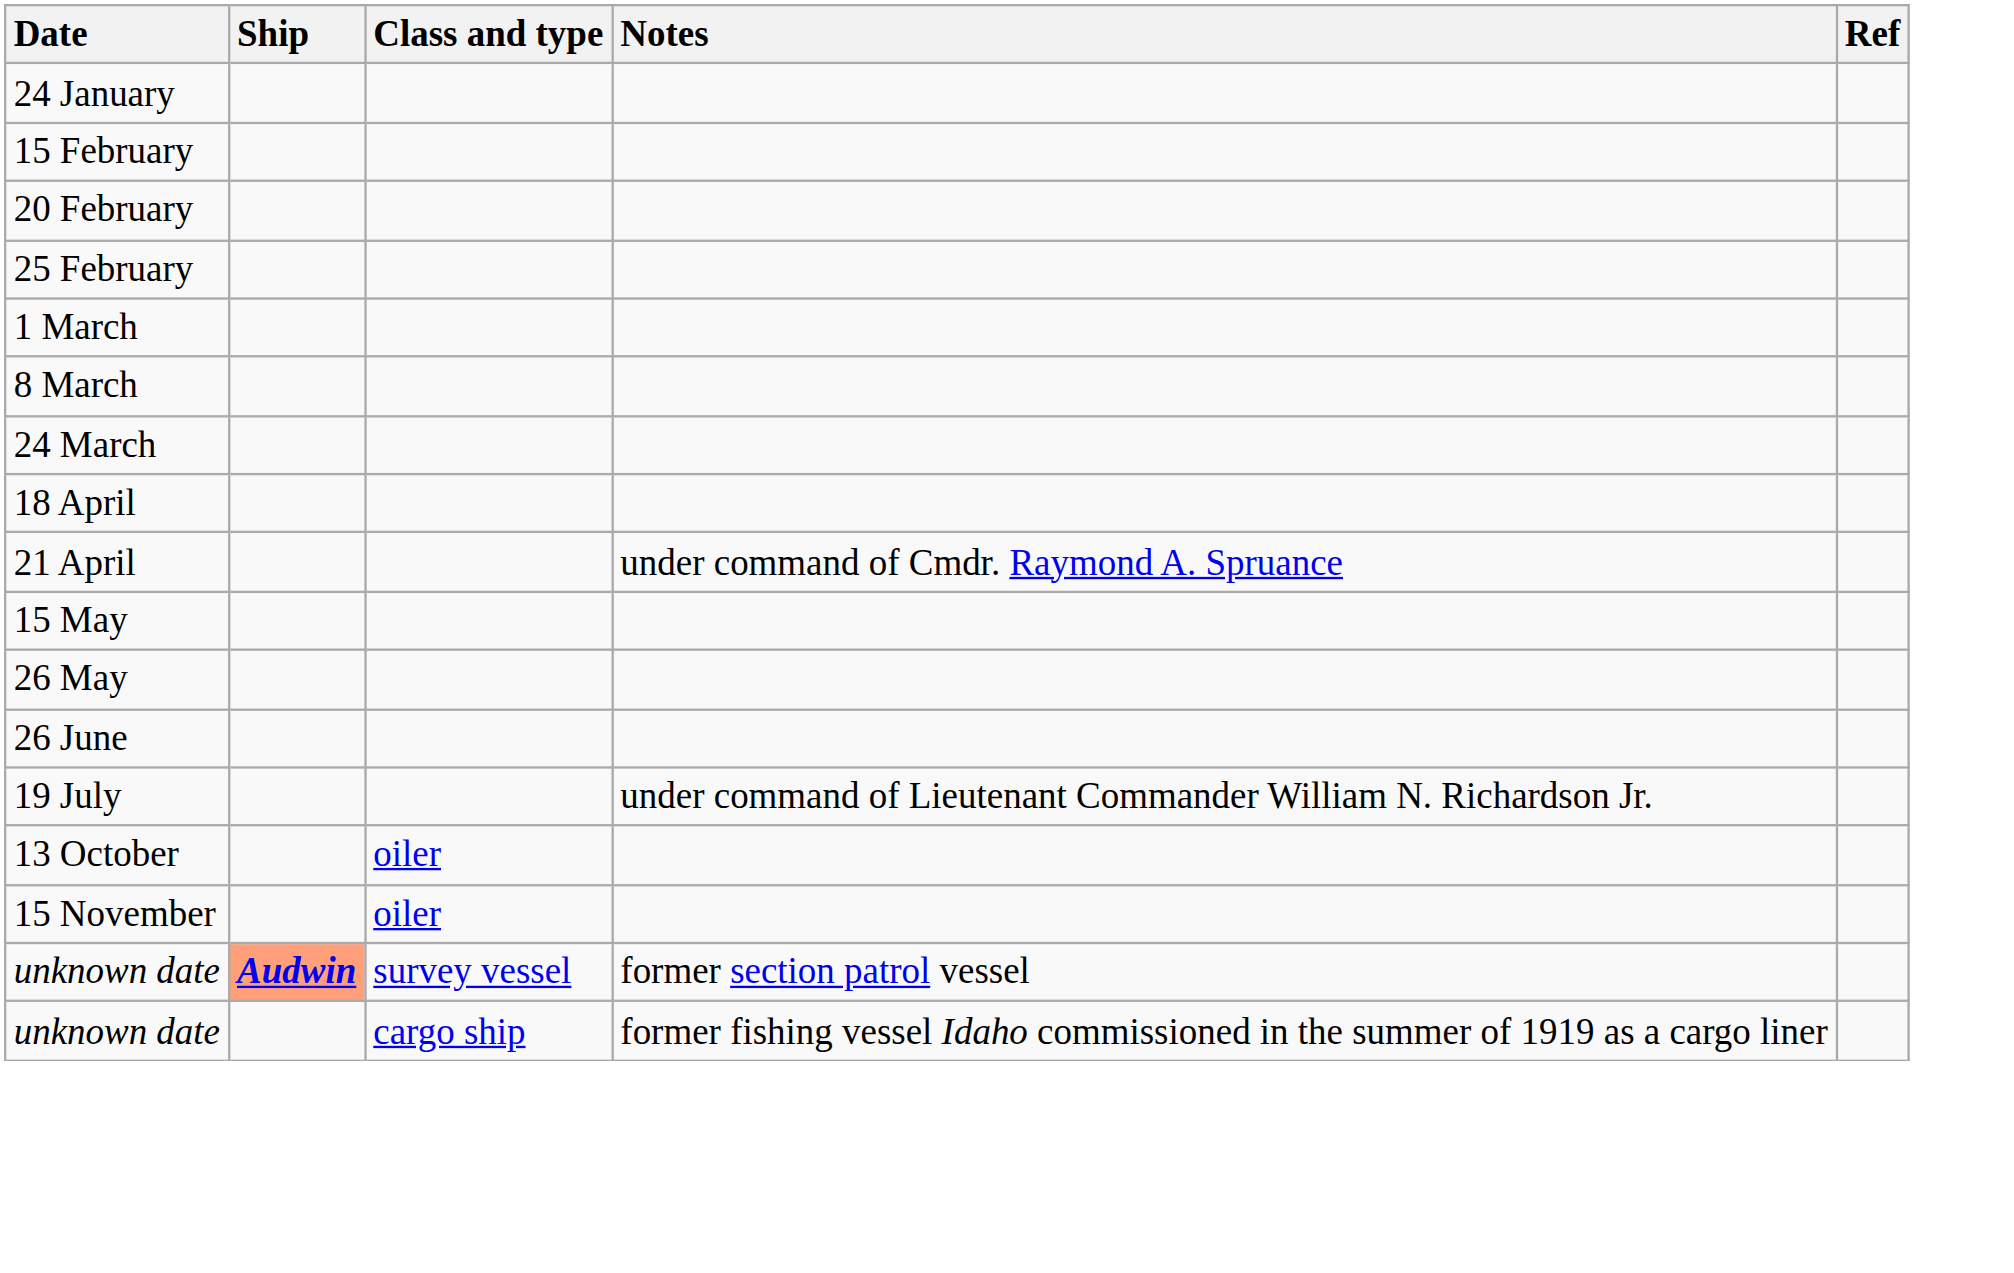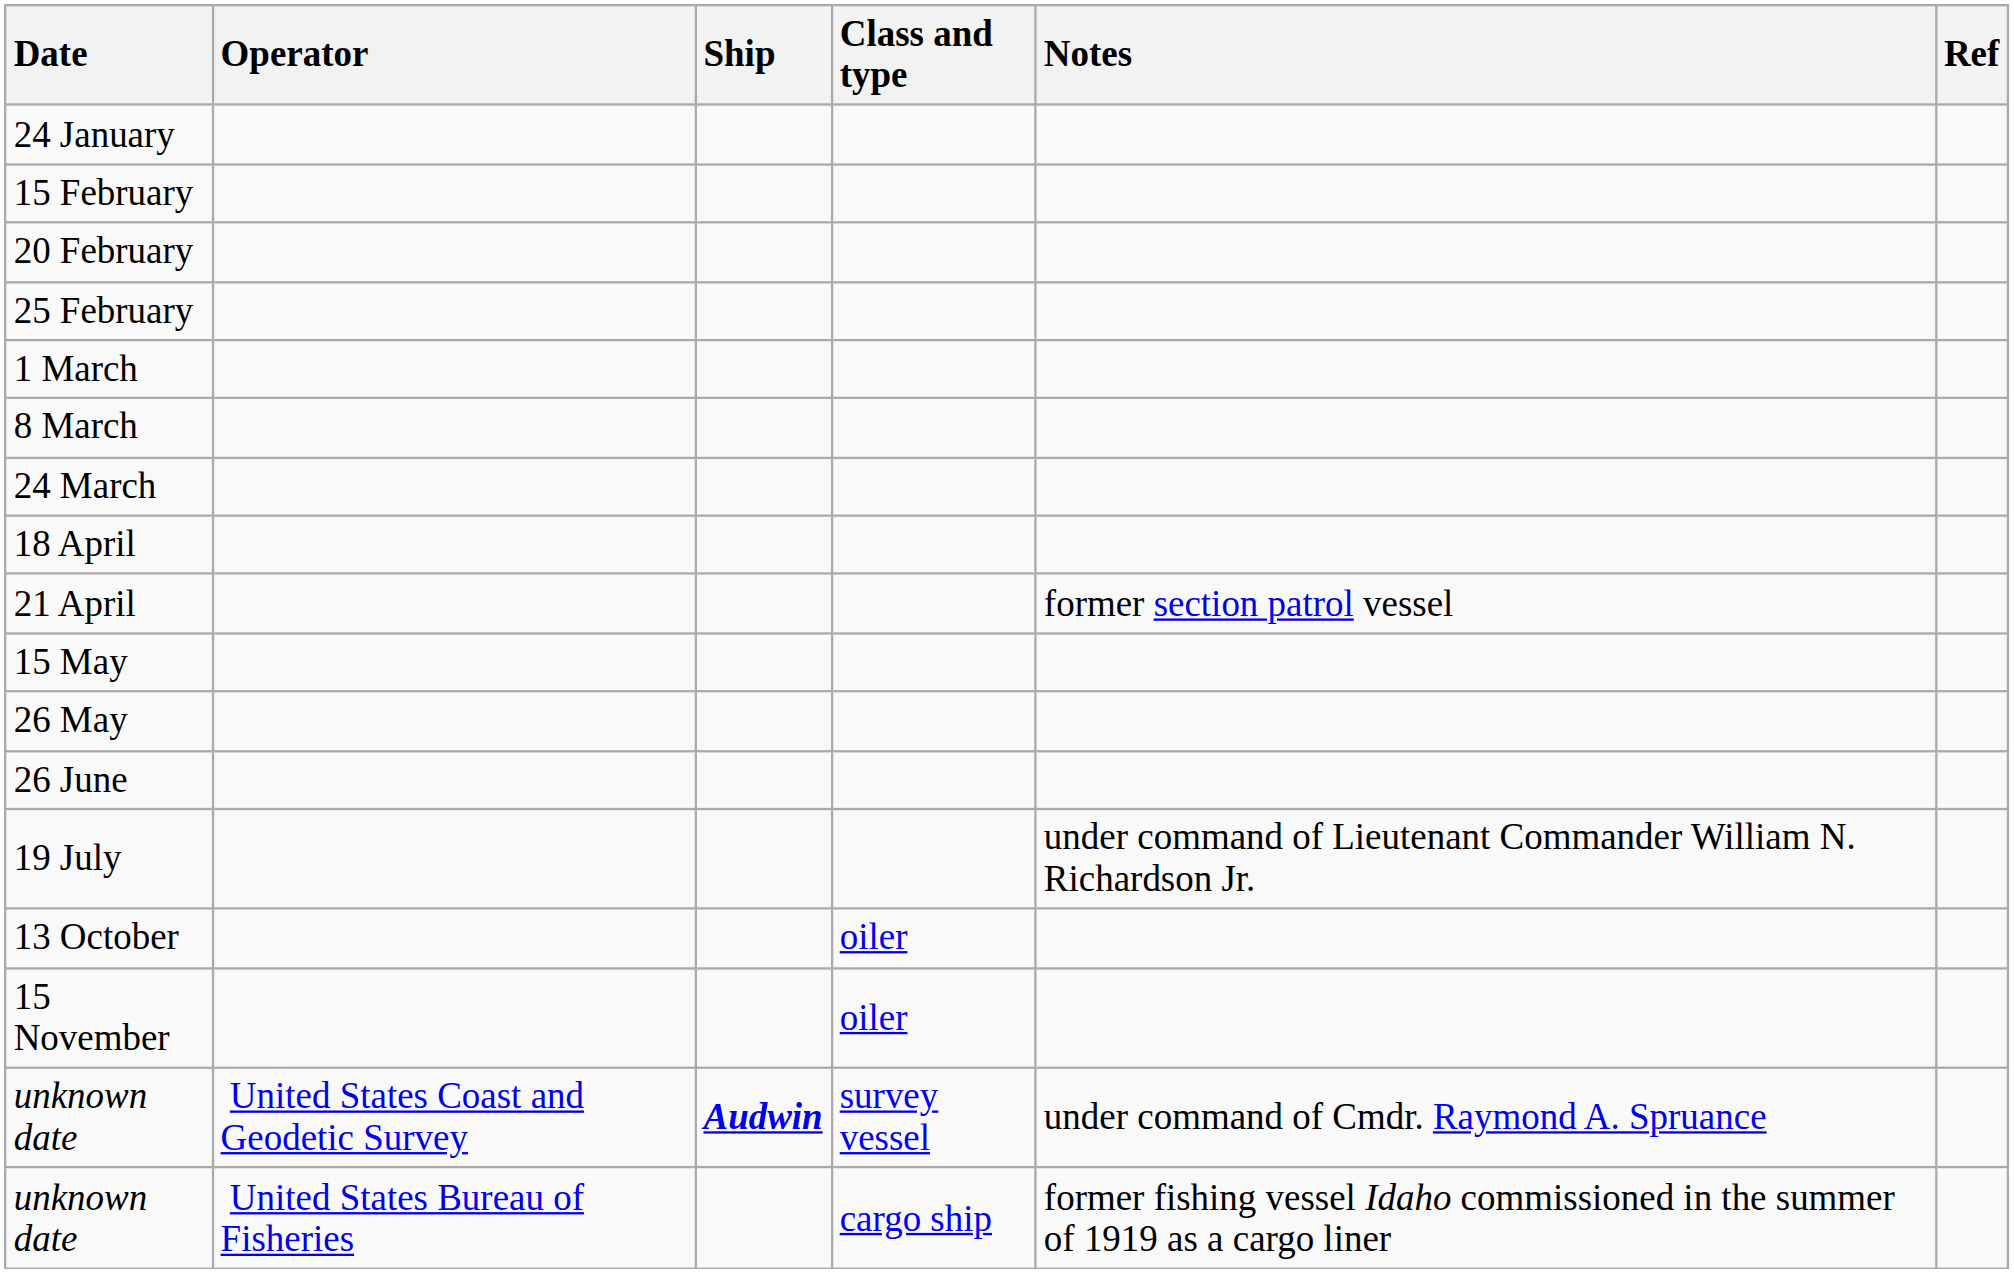+ column: (295, 54)
(982, 561) under command of Cmdr. Raymond A. Spruance -> (1249, 602) former section patrol vessel
(297, 971) lightsalmon background -> (763, 1117) no background
(825, 971) former section patrol vessel -> (1405, 1117) under command of Cmdr. Raymond A. Spruance
